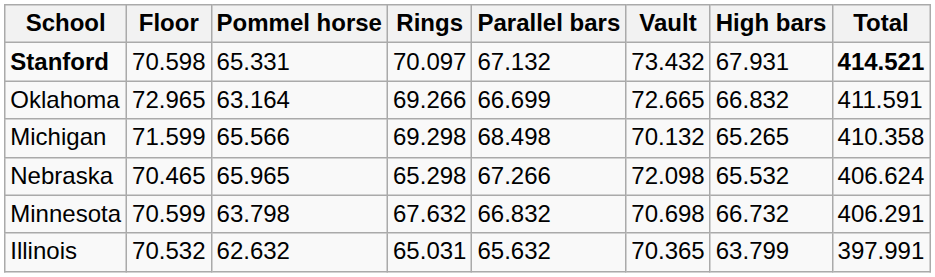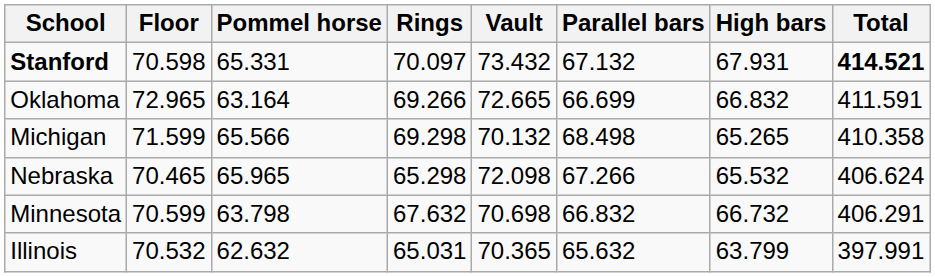columns swapped: (668, 23) <-> (549, 23)
